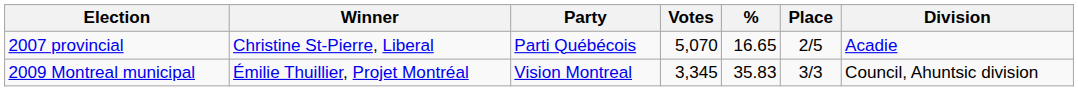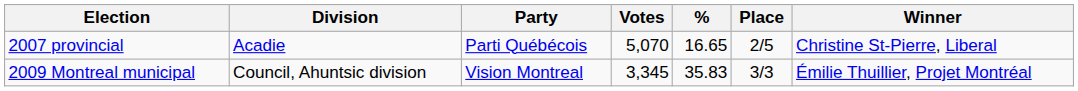columns swapped: (957, 18) <-> (370, 18)
